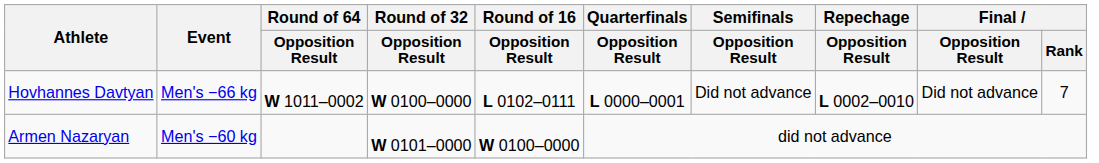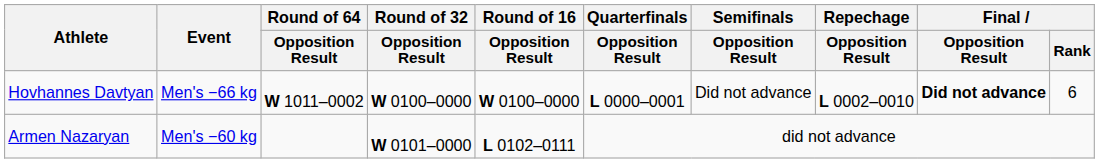(529, 102) L 0102–0111 -> (529, 102) W 0100–0000
(980, 93) normal -> (984, 93) bold
(1064, 93) 7 -> (1072, 93) 6
(529, 145) W 0100–0000 -> (529, 145) L 0102–0111
